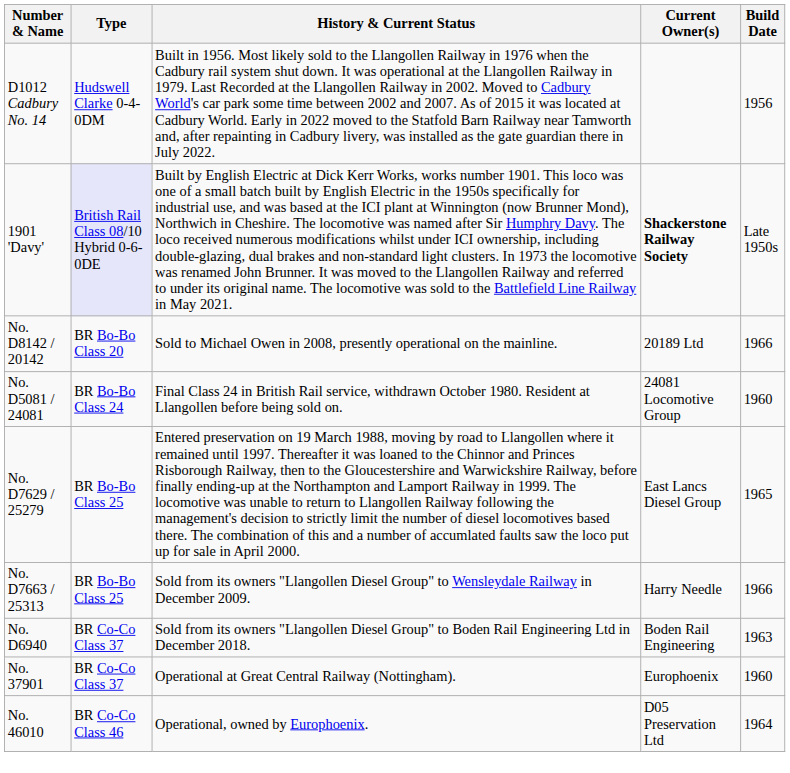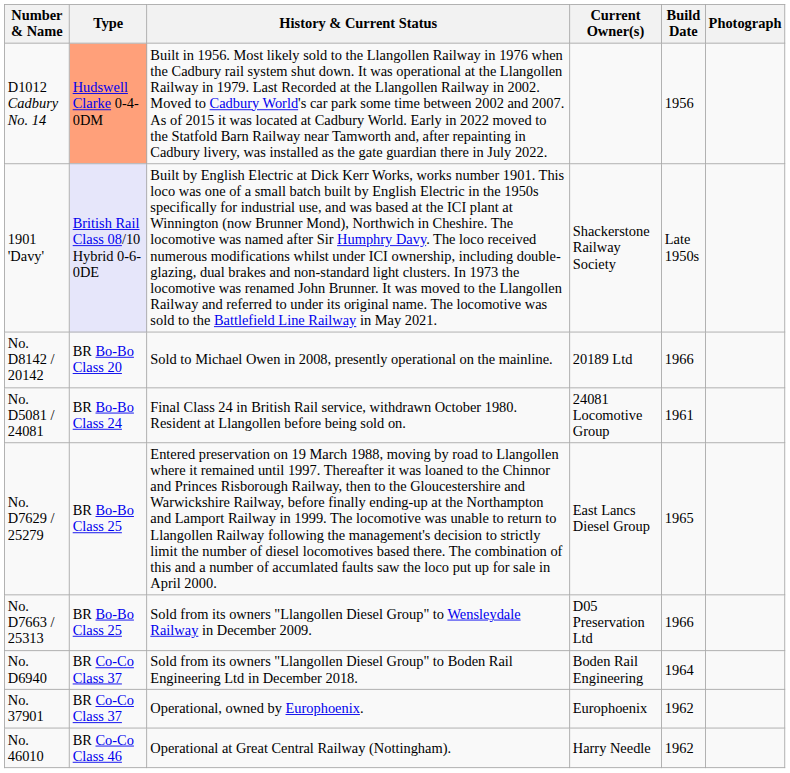+ column: (745, 24)
(107, 103) no background -> (106, 103) lightsalmon background
(685, 239) bold -> (611, 247) normal
(758, 398) 1960 -> (679, 415) 1961
(683, 590) Harry Needle -> (609, 622) D05 Preservation Ltd
(758, 637) 1963 -> (679, 669) 1964
(305, 676) Operational at Great Central Railway (Nottingham). -> (257, 708) Operational, owned by Europhoenix.
(758, 676) 1960 -> (679, 708) 1962
(262, 723) Operational, owned by Europhoenix. -> (301, 747) Operational at Great Central Railway (Nottingham).
(680, 723) D05 Preservation Ltd -> (612, 747) Harry Needle
(758, 723) 1964 -> (679, 747) 1962
